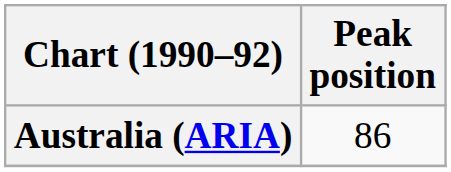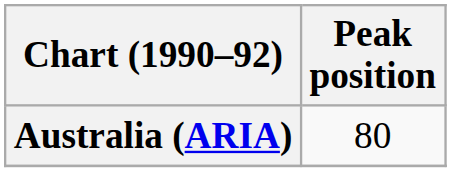(373, 135) 86 -> (373, 135) 80
